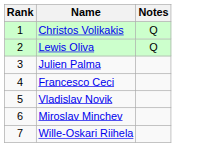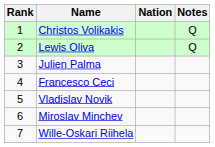+ column: (155, 13)
